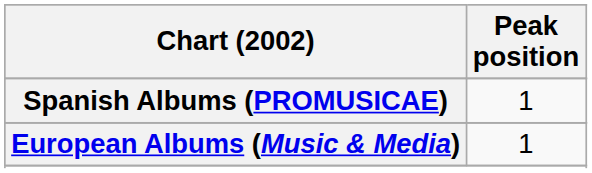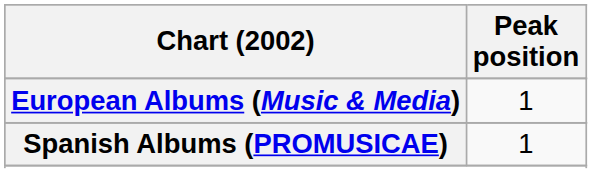rows swapped: (236, 143) <-> (236, 100)
